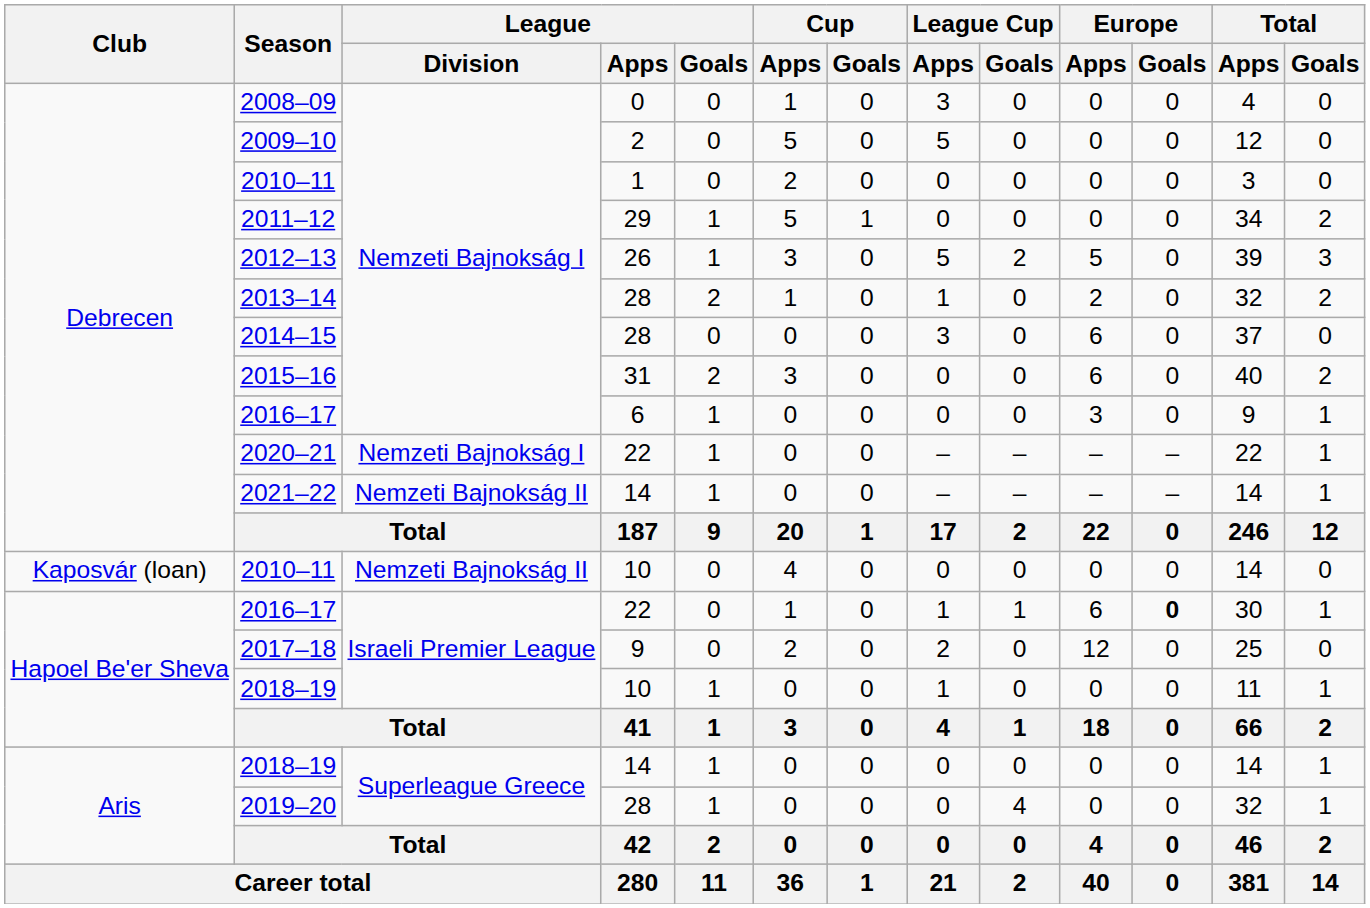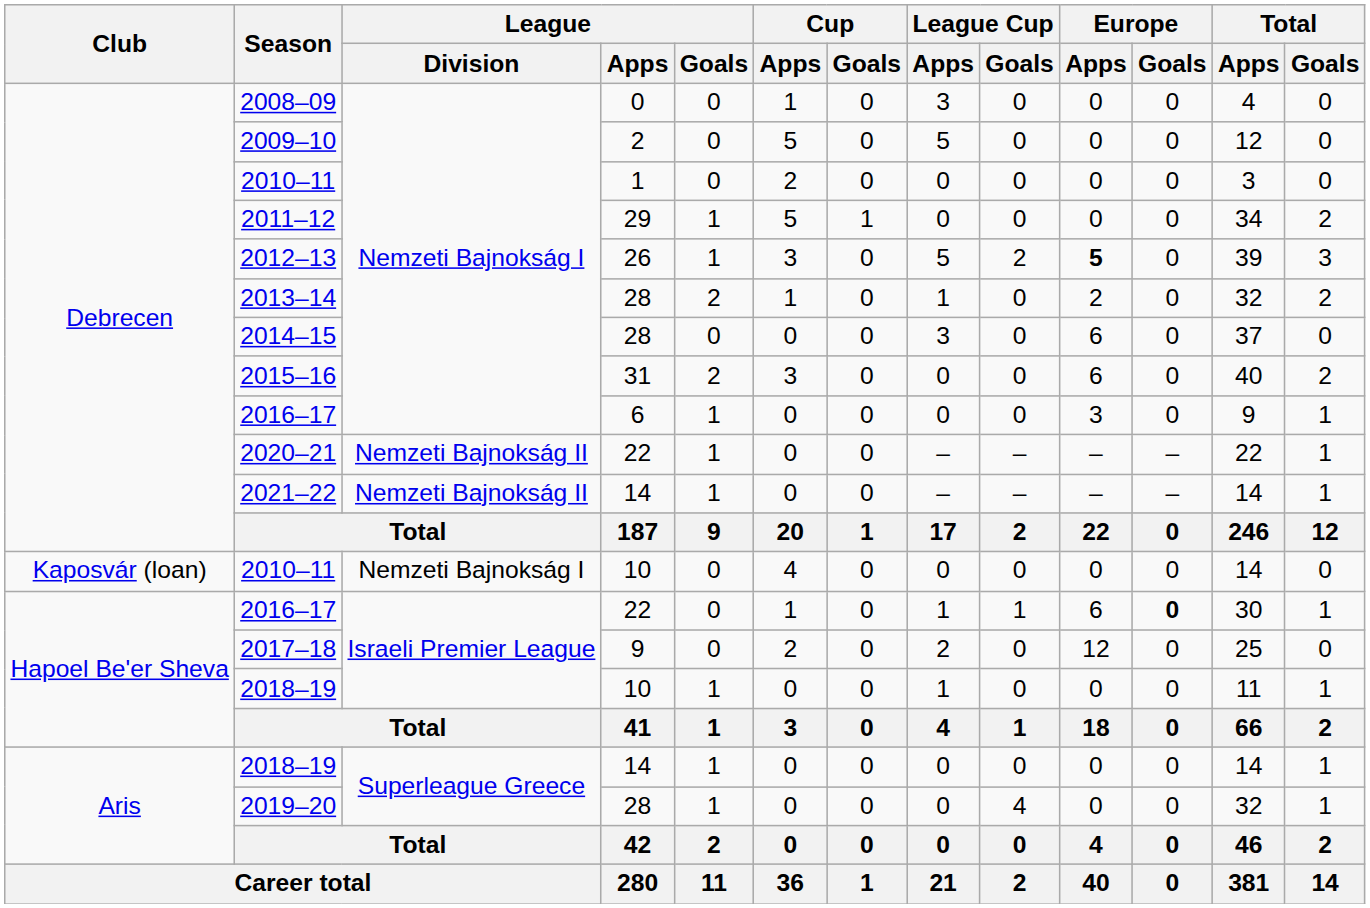(1096, 258) normal -> (1096, 258) bold
(471, 453) Nemzeti Bajnokság I -> (471, 453) Nemzeti Bajnokság II
(471, 571) Nemzeti Bajnokság II -> (471, 571) Nemzeti Bajnokság I
